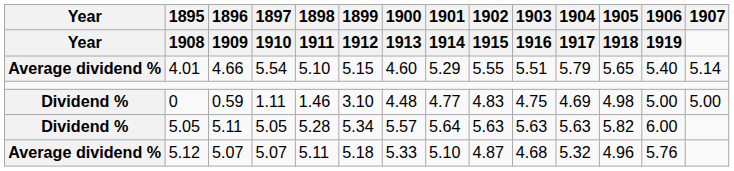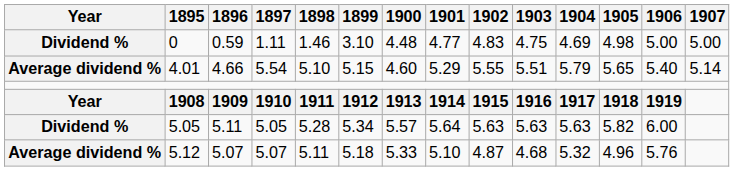rows swapped: (173, 101) <-> (187, 42)
